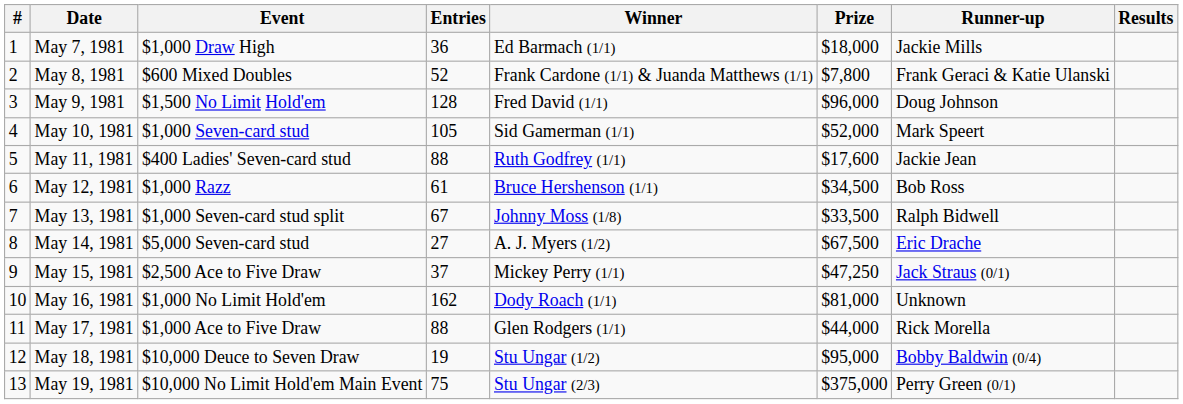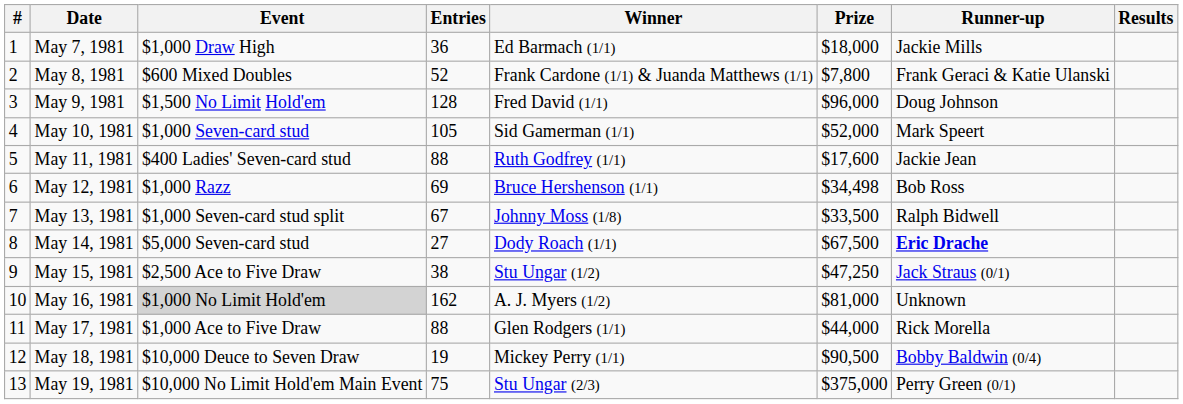(439, 187) 61 -> (439, 187) 69
(850, 187) $34,500 -> (850, 187) $34,498
(552, 243) A. J. Myers (1/2) -> (555, 243) Dody Roach (1/1)
(939, 243) normal -> (942, 243) bold
(439, 272) 37 -> (439, 272) 38
(559, 272) Mickey Perry (1/1) -> (547, 272) Stu Ungar (1/2)
(234, 300) no background -> (234, 300) lightgrey background
(555, 300) Dody Roach (1/1) -> (552, 300) A. J. Myers (1/2)
(547, 356) Stu Ungar (1/2) -> (559, 356) Mickey Perry (1/1)
(850, 356) $95,000 -> (850, 356) $90,500
